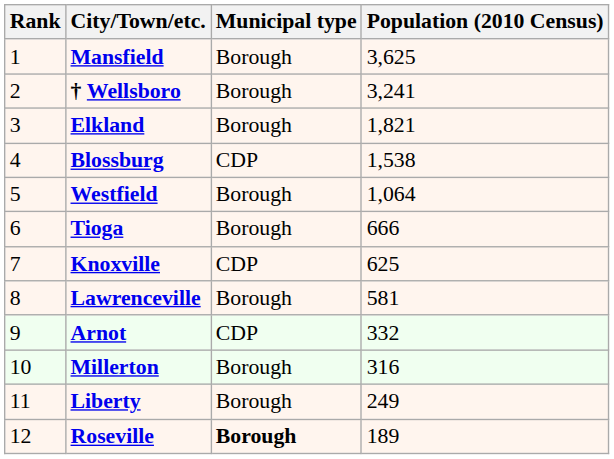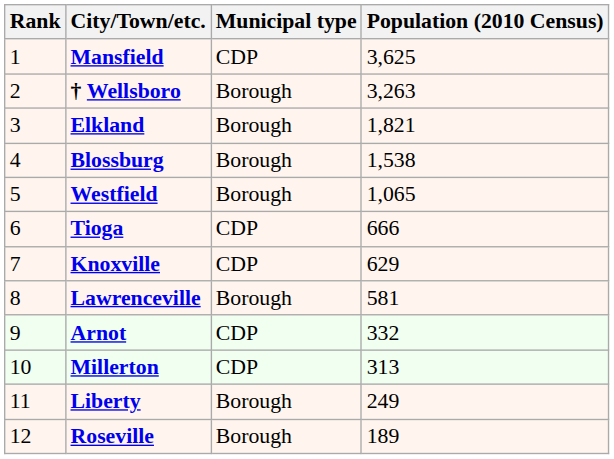(254, 56) Borough -> (237, 56) CDP
(391, 90) 3,241 -> (391, 90) 3,263
(237, 159) CDP -> (254, 159) Borough
(391, 194) 1,064 -> (391, 194) 1,065
(254, 228) Borough -> (237, 228) CDP
(383, 263) 625 -> (383, 263) 629
(254, 366) Borough -> (237, 366) CDP
(383, 366) 316 -> (383, 366) 313
(256, 435) bold -> (254, 435) normal
